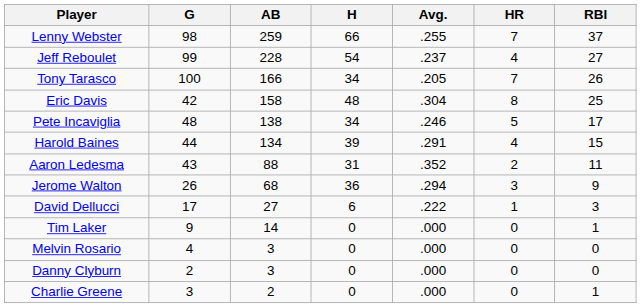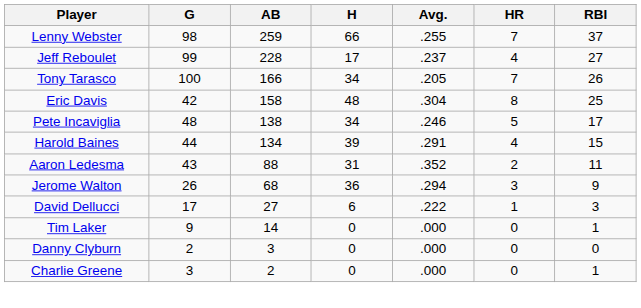(352, 57) 54 -> (352, 57) 17
- row: (77, 249)
